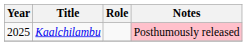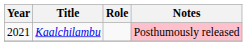(19, 31) 2025 -> (19, 31) 2021
